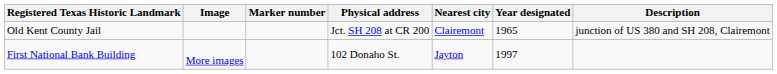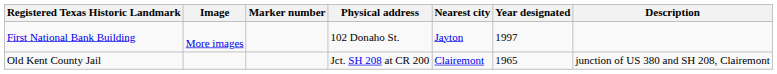rows swapped: (71, 54) <-> (54, 30)
